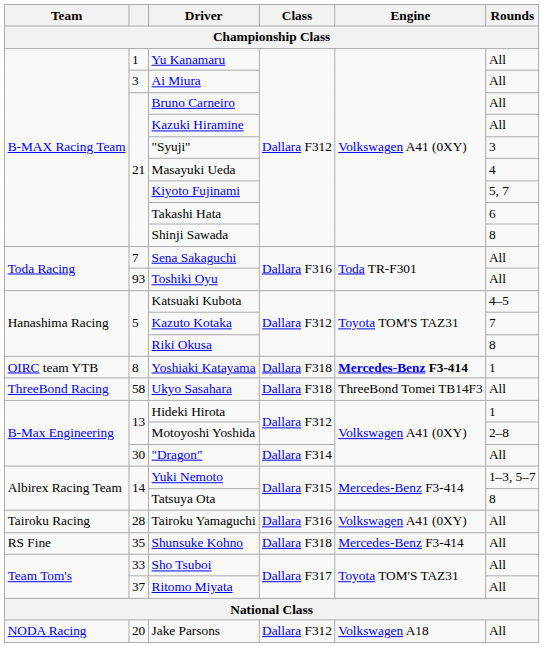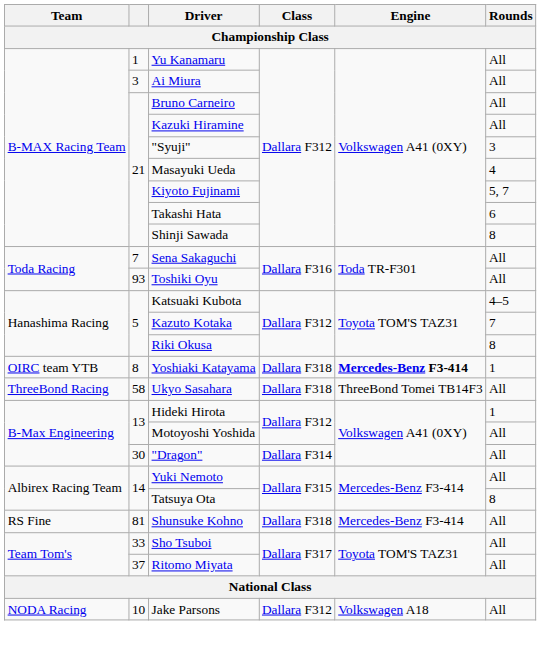(499, 432) 2–8 -> (497, 432) All
(512, 476) 1–3, 5–7 -> (497, 476) All
- row: (204, 520)
(139, 542) 35 -> (139, 520) 81
(139, 630) 20 -> (139, 608) 10
